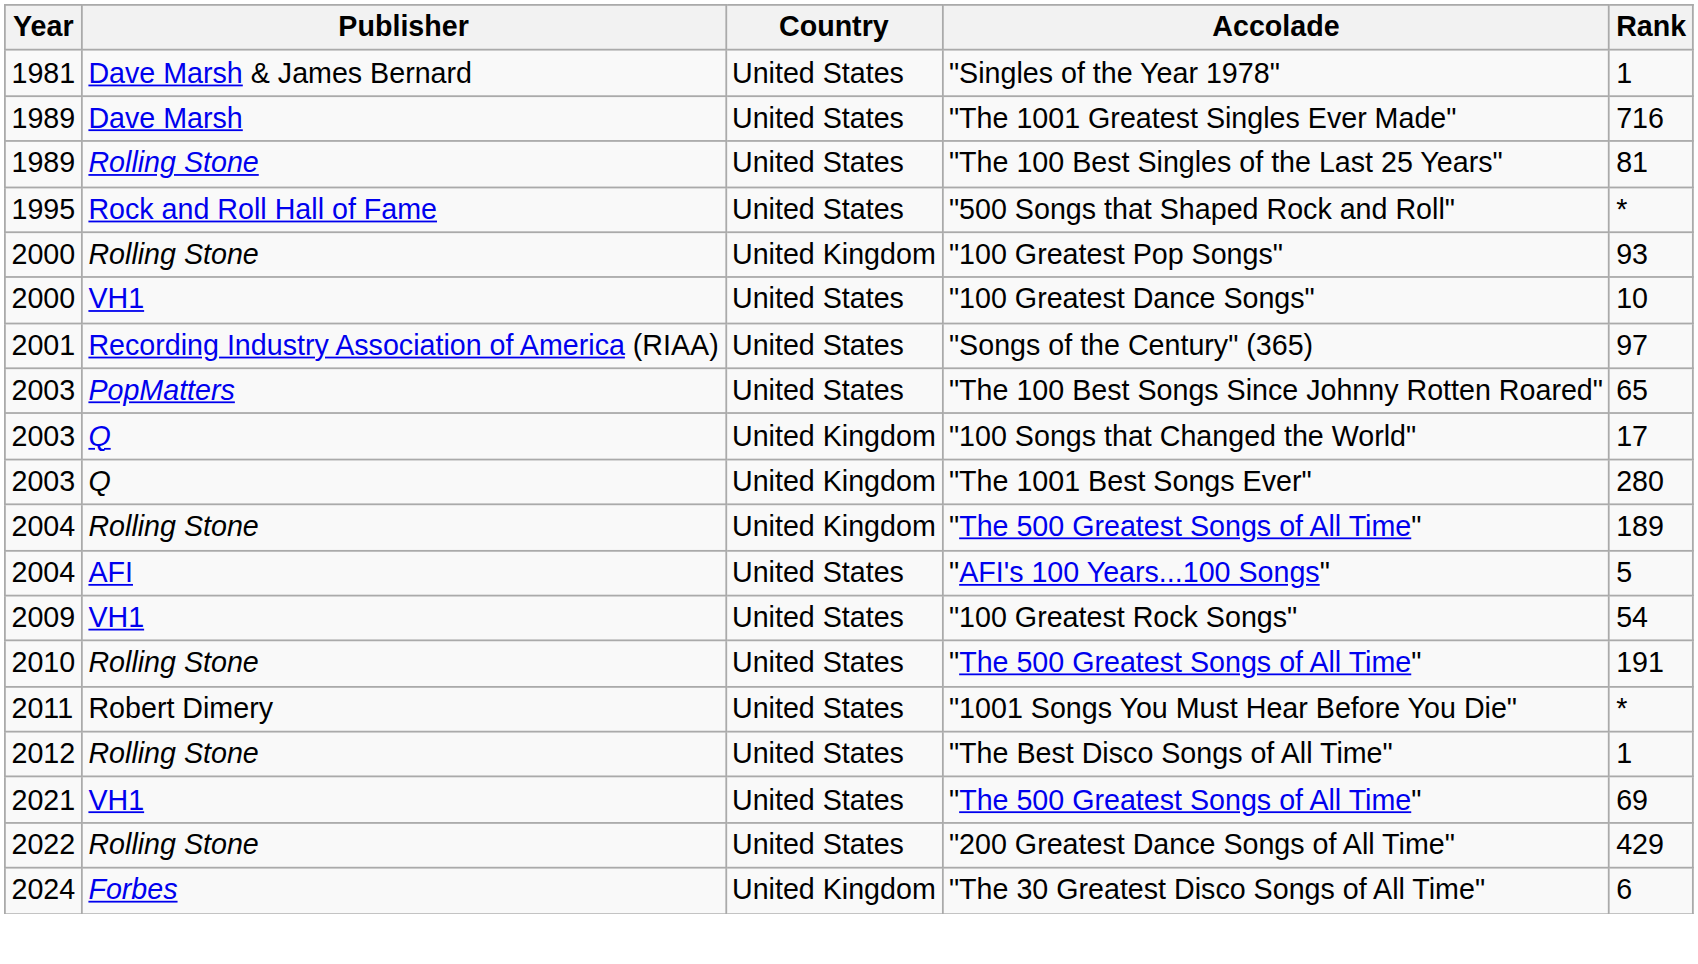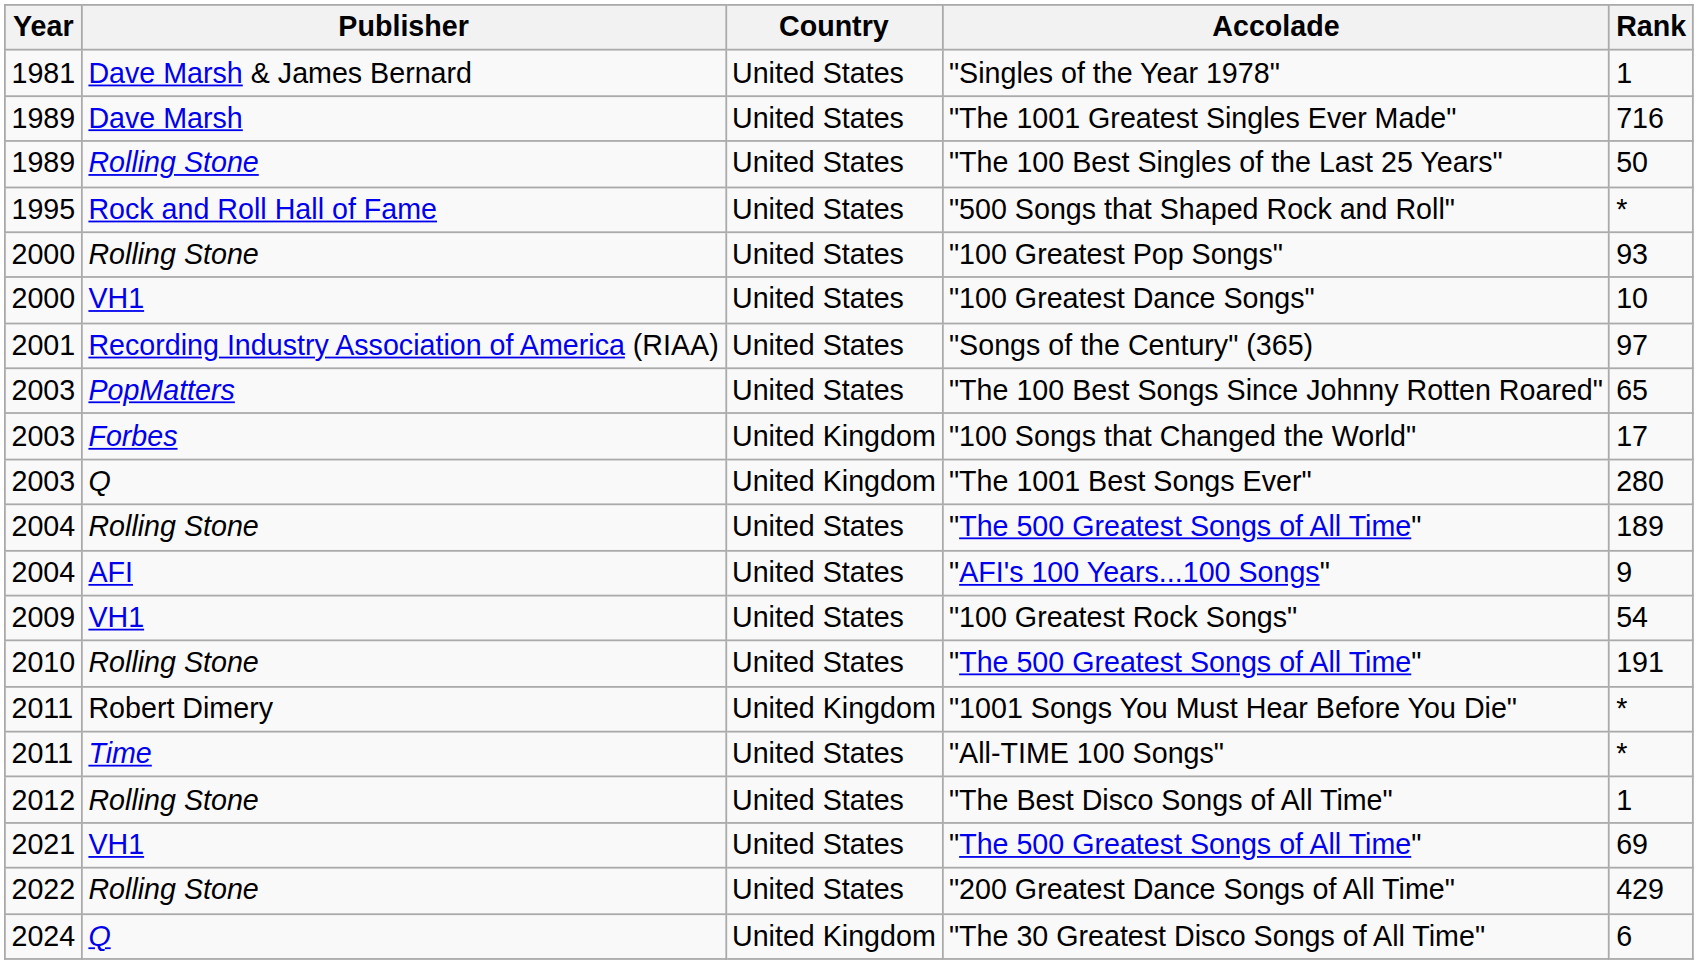(1632, 163) 81 -> (1632, 163) 50
(834, 254) United Kingdom -> (818, 254) United States
(100, 436) Q -> (133, 436) Forbes
(834, 526) United Kingdom -> (818, 526) United States
(1624, 572) 5 -> (1624, 572) 9
(818, 708) United States -> (834, 708) United Kingdom
+ row: (42, 753)
(133, 890) Forbes -> (100, 935) Q
